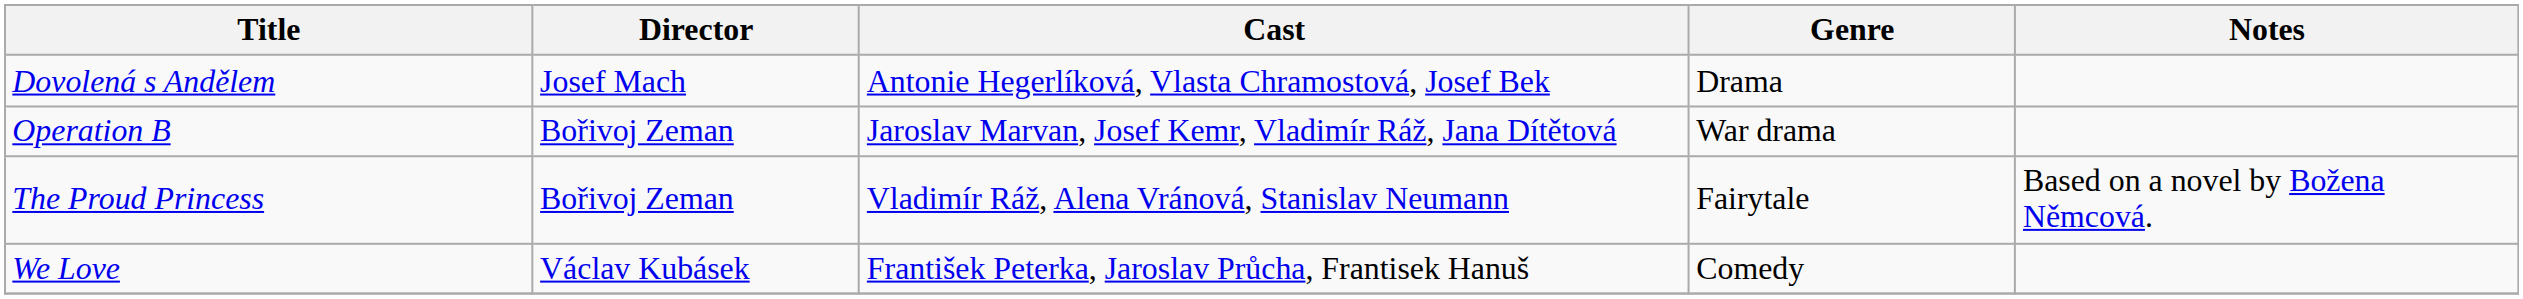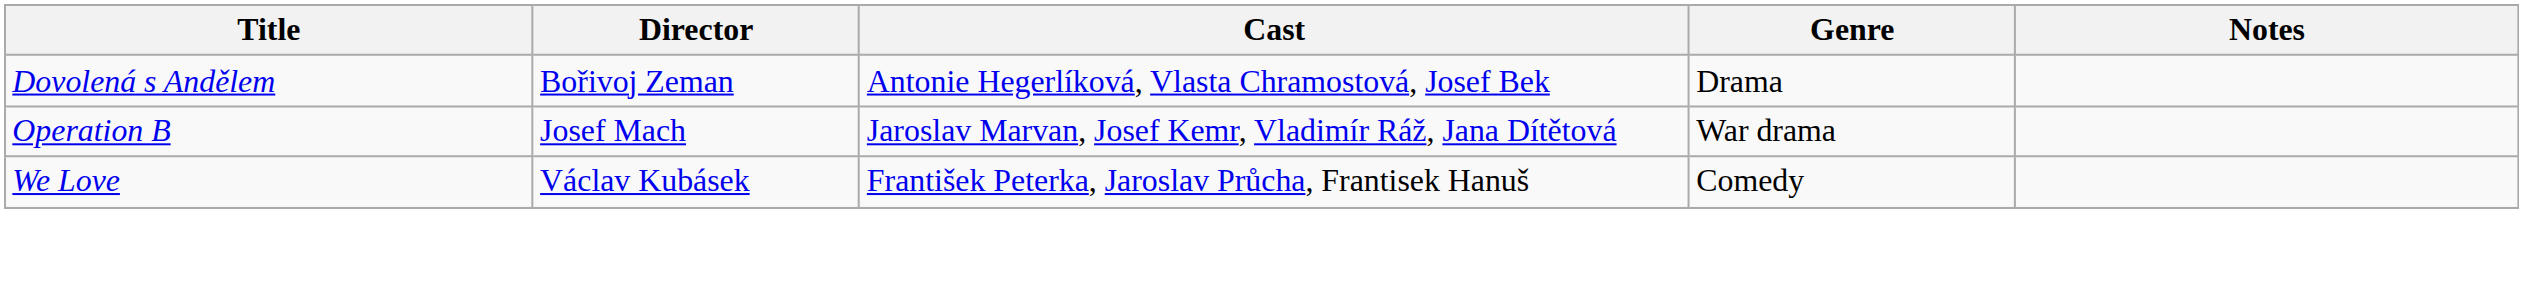(613, 80) Josef Mach -> (637, 80) Bořivoj Zeman
(637, 130) Bořivoj Zeman -> (613, 130) Josef Mach
- row: (138, 199)
